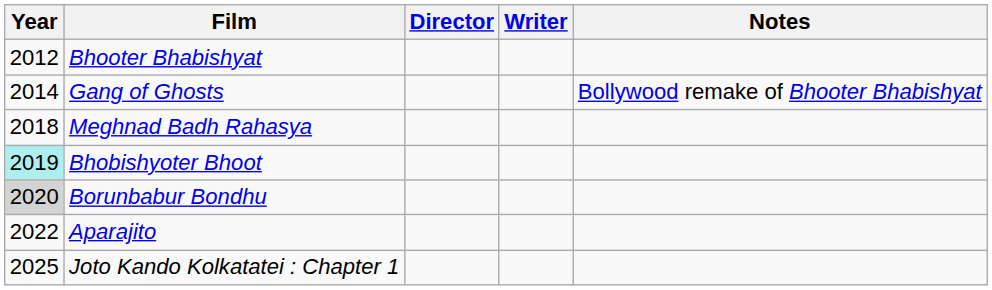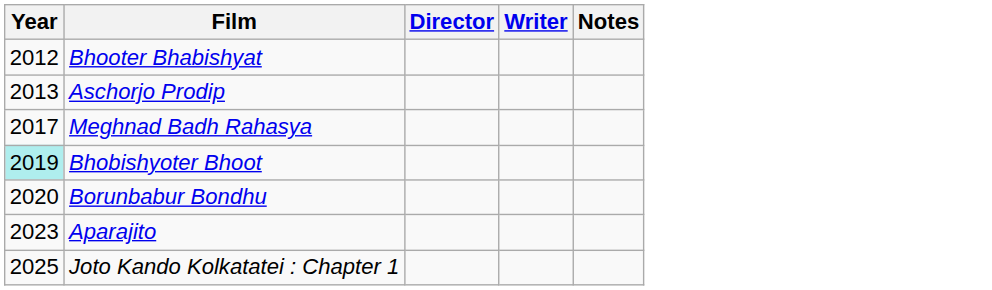+ row: (147, 92)
- row: (146, 92)
(34, 127) 2018 -> (34, 127) 2017
(34, 197) lightgrey background -> (34, 197) no background
(34, 232) 2022 -> (34, 232) 2023
